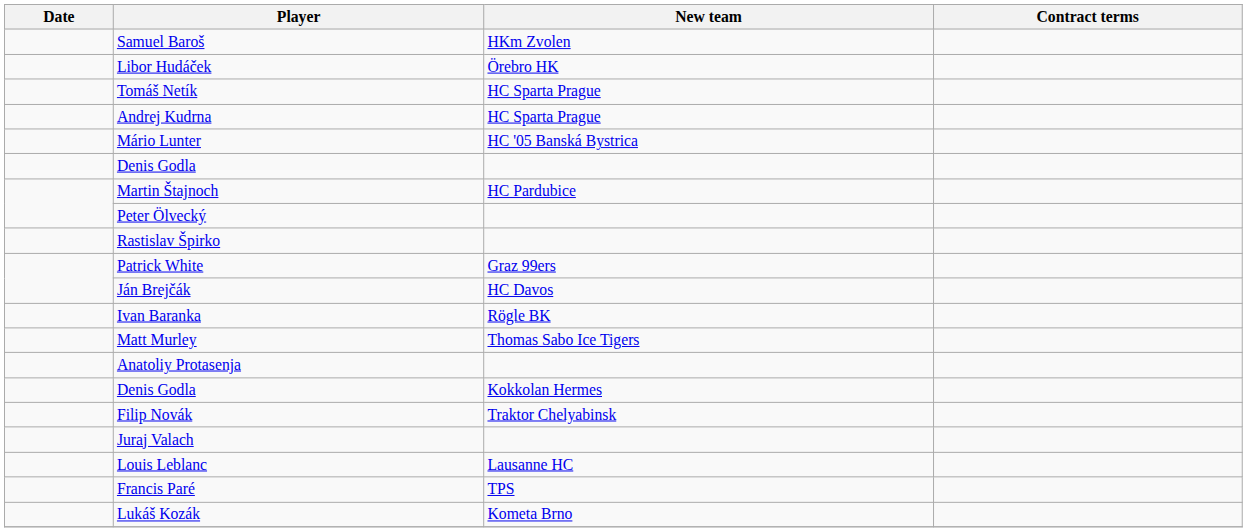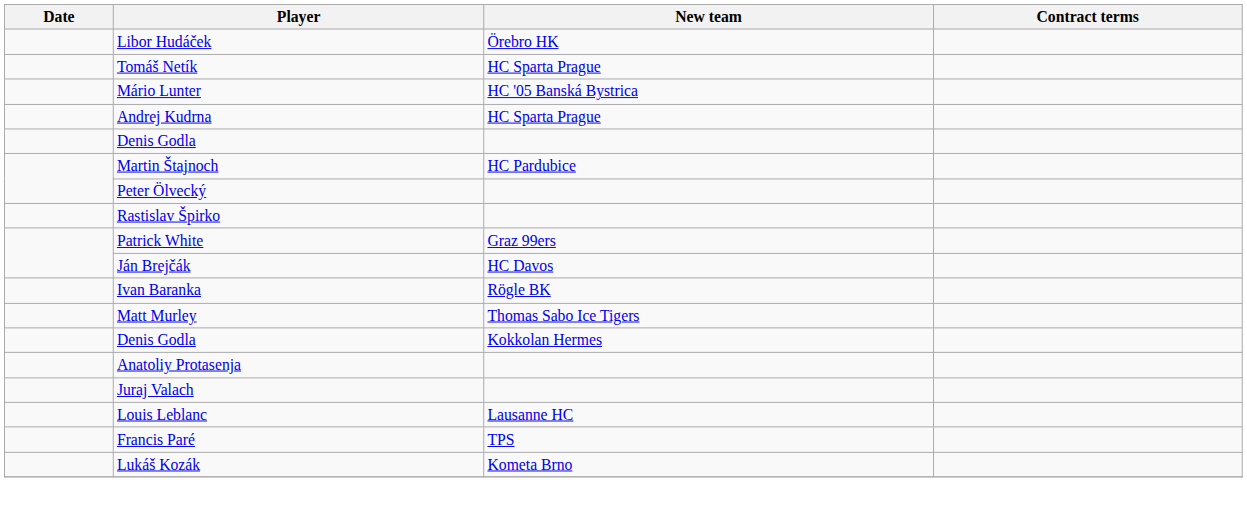- row: (161, 41)
rows swapped: (159, 141) <-> (164, 116)
rows swapped: (156, 389) <-> (179, 365)
- row: (155, 414)
